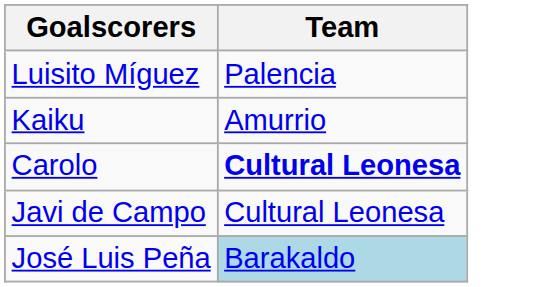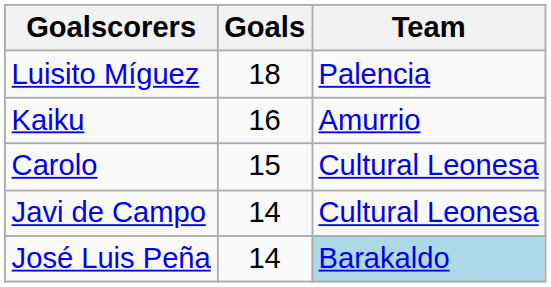+ column: (265, 27)
(342, 166) bold -> (429, 166) normal
